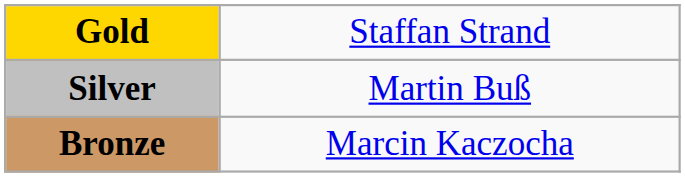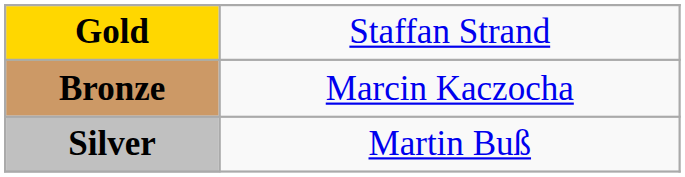rows swapped: (112, 87) <-> (112, 143)
